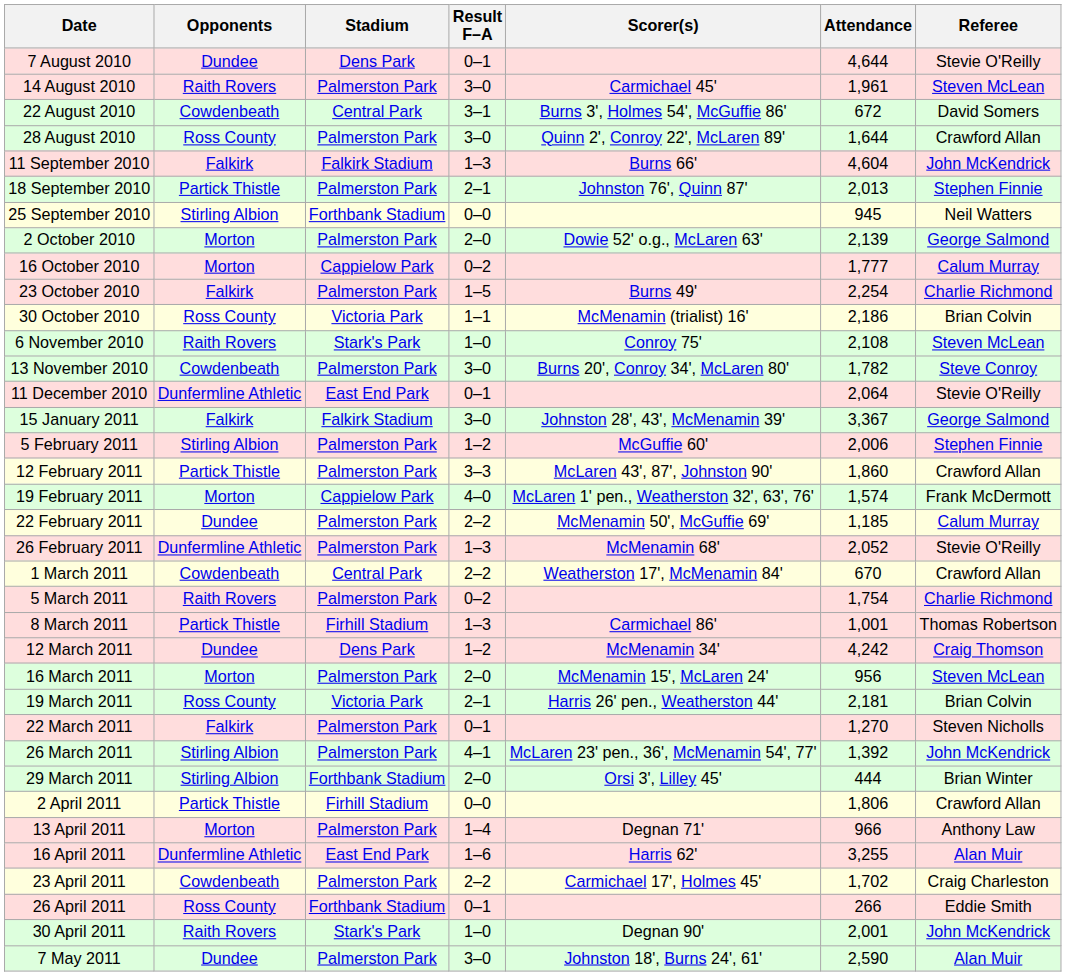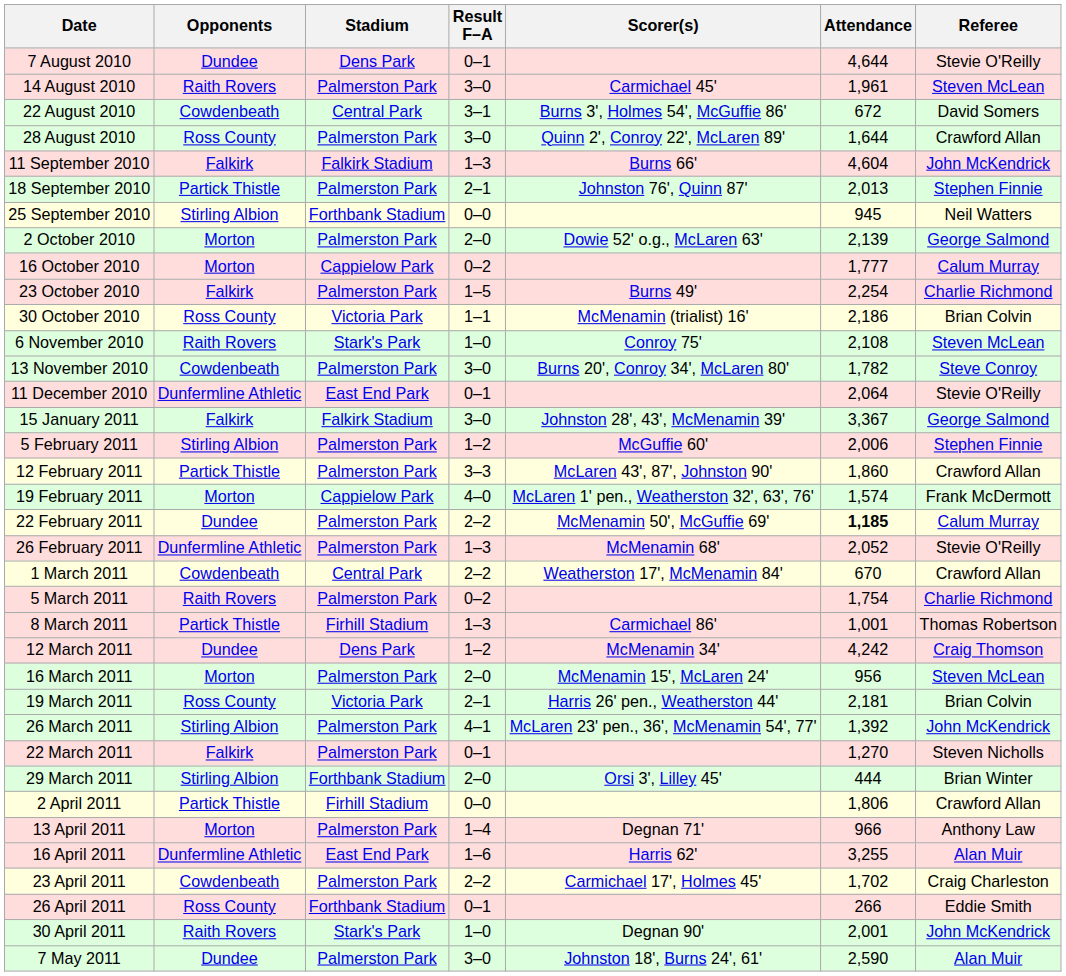(868, 522) normal -> (868, 522) bold
rows swapped: (79, 727) <-> (79, 753)
